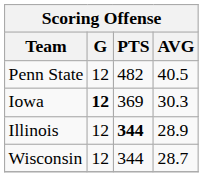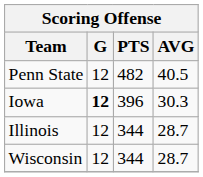(130, 102) 369 -> (130, 102) 396
(130, 130) bold -> (130, 130) normal
(173, 130) 28.9 -> (173, 130) 28.7
